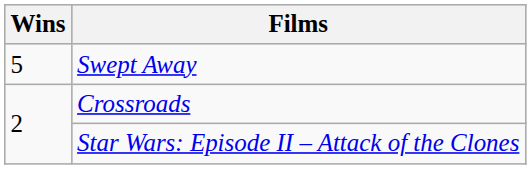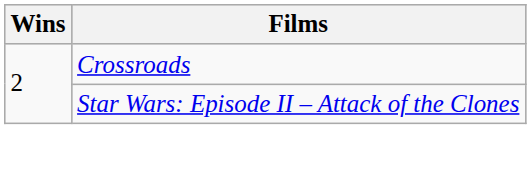- row: (137, 63)
